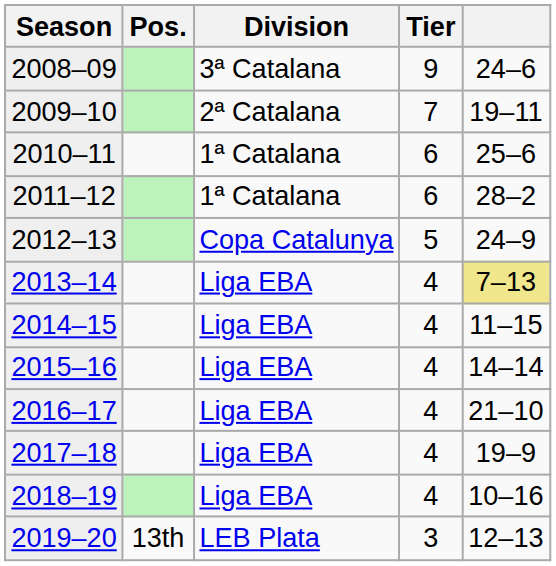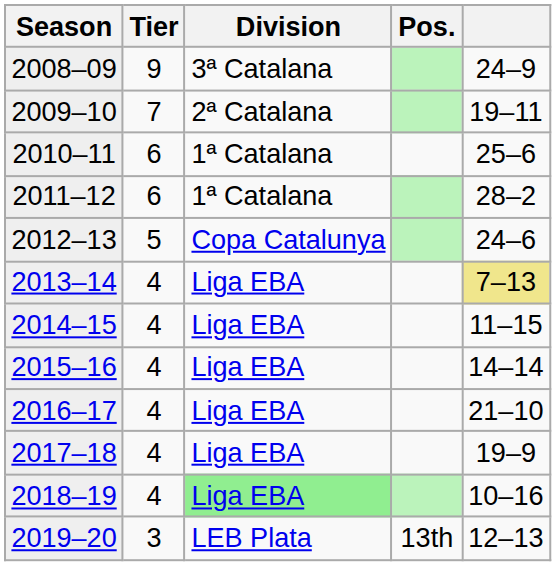columns swapped: (431, 26) <-> (158, 26)
(506, 69) 24–6 -> (506, 69) 24–9
(506, 239) 24–9 -> (506, 239) 24–6
(256, 495) no background -> (248, 495) lightgreen background
